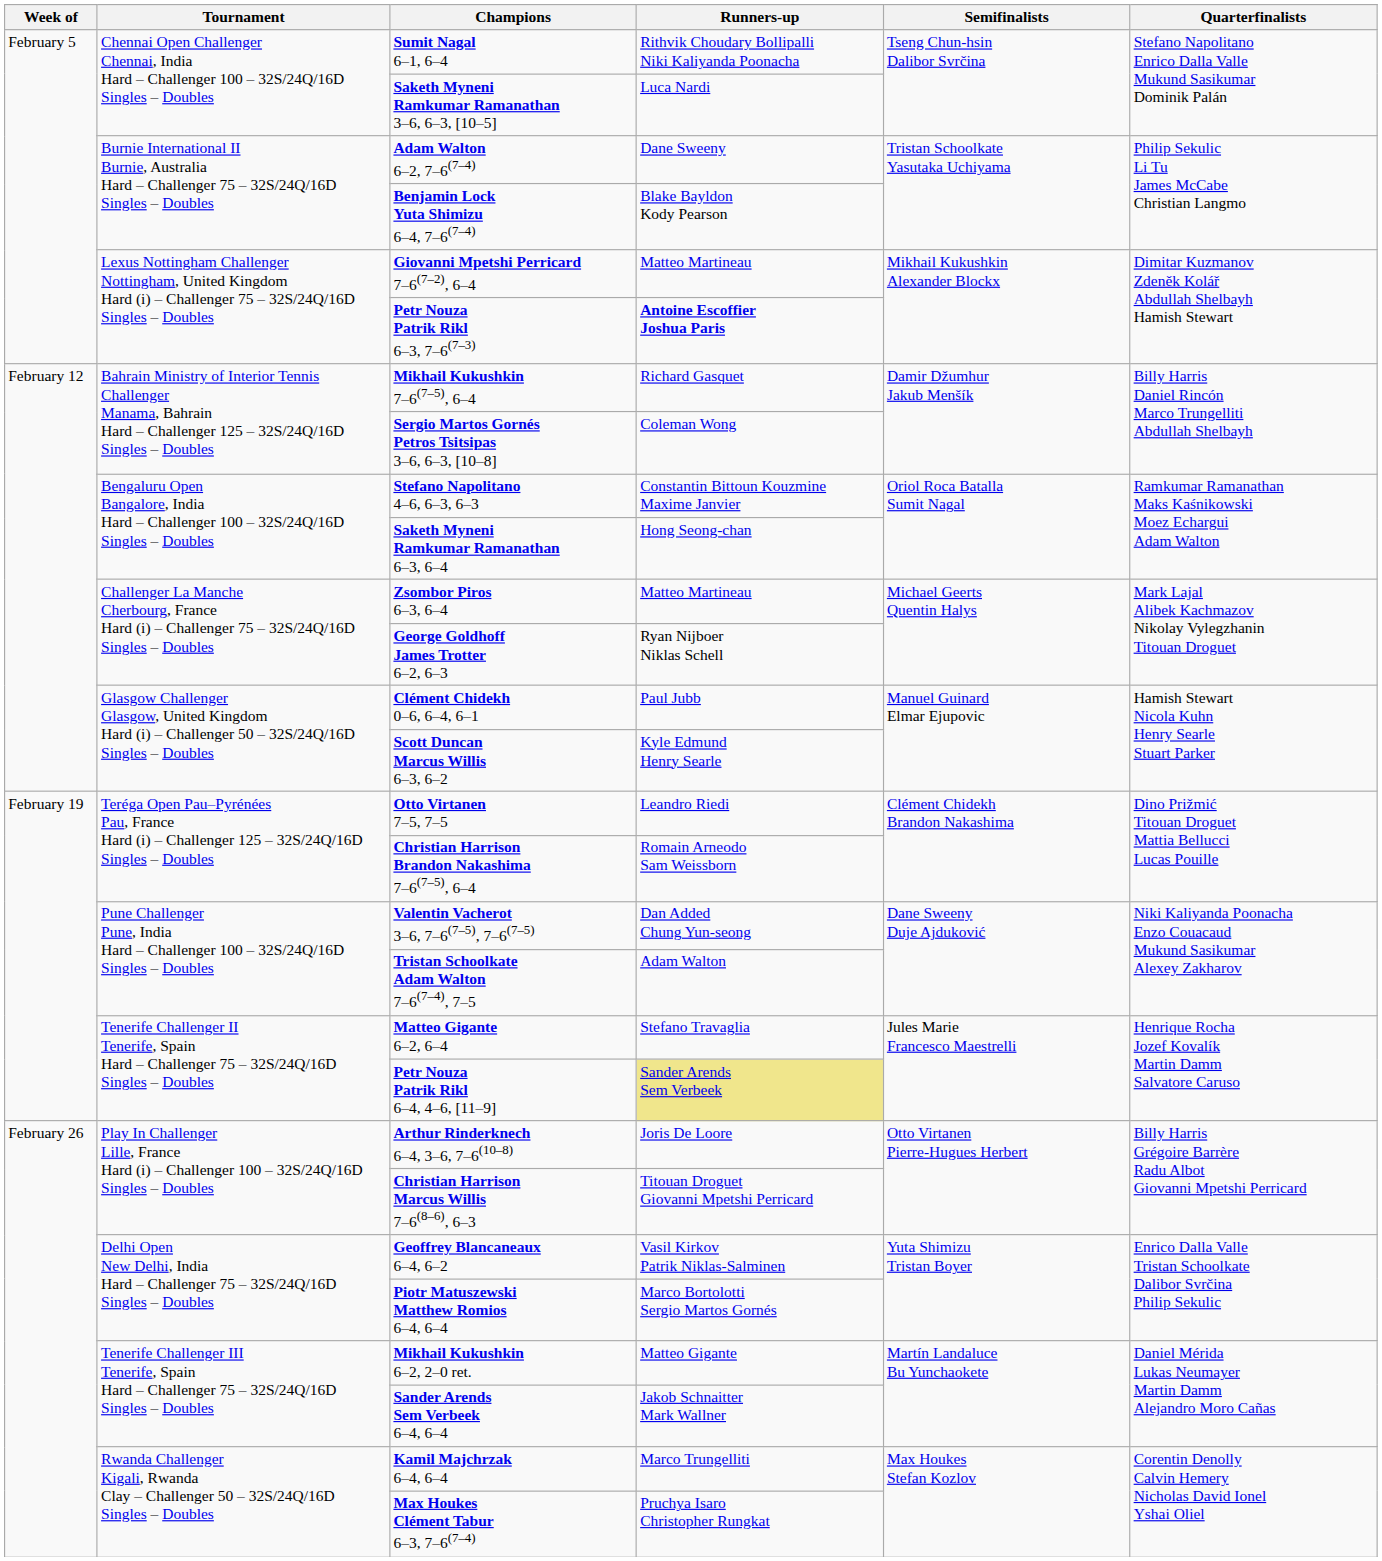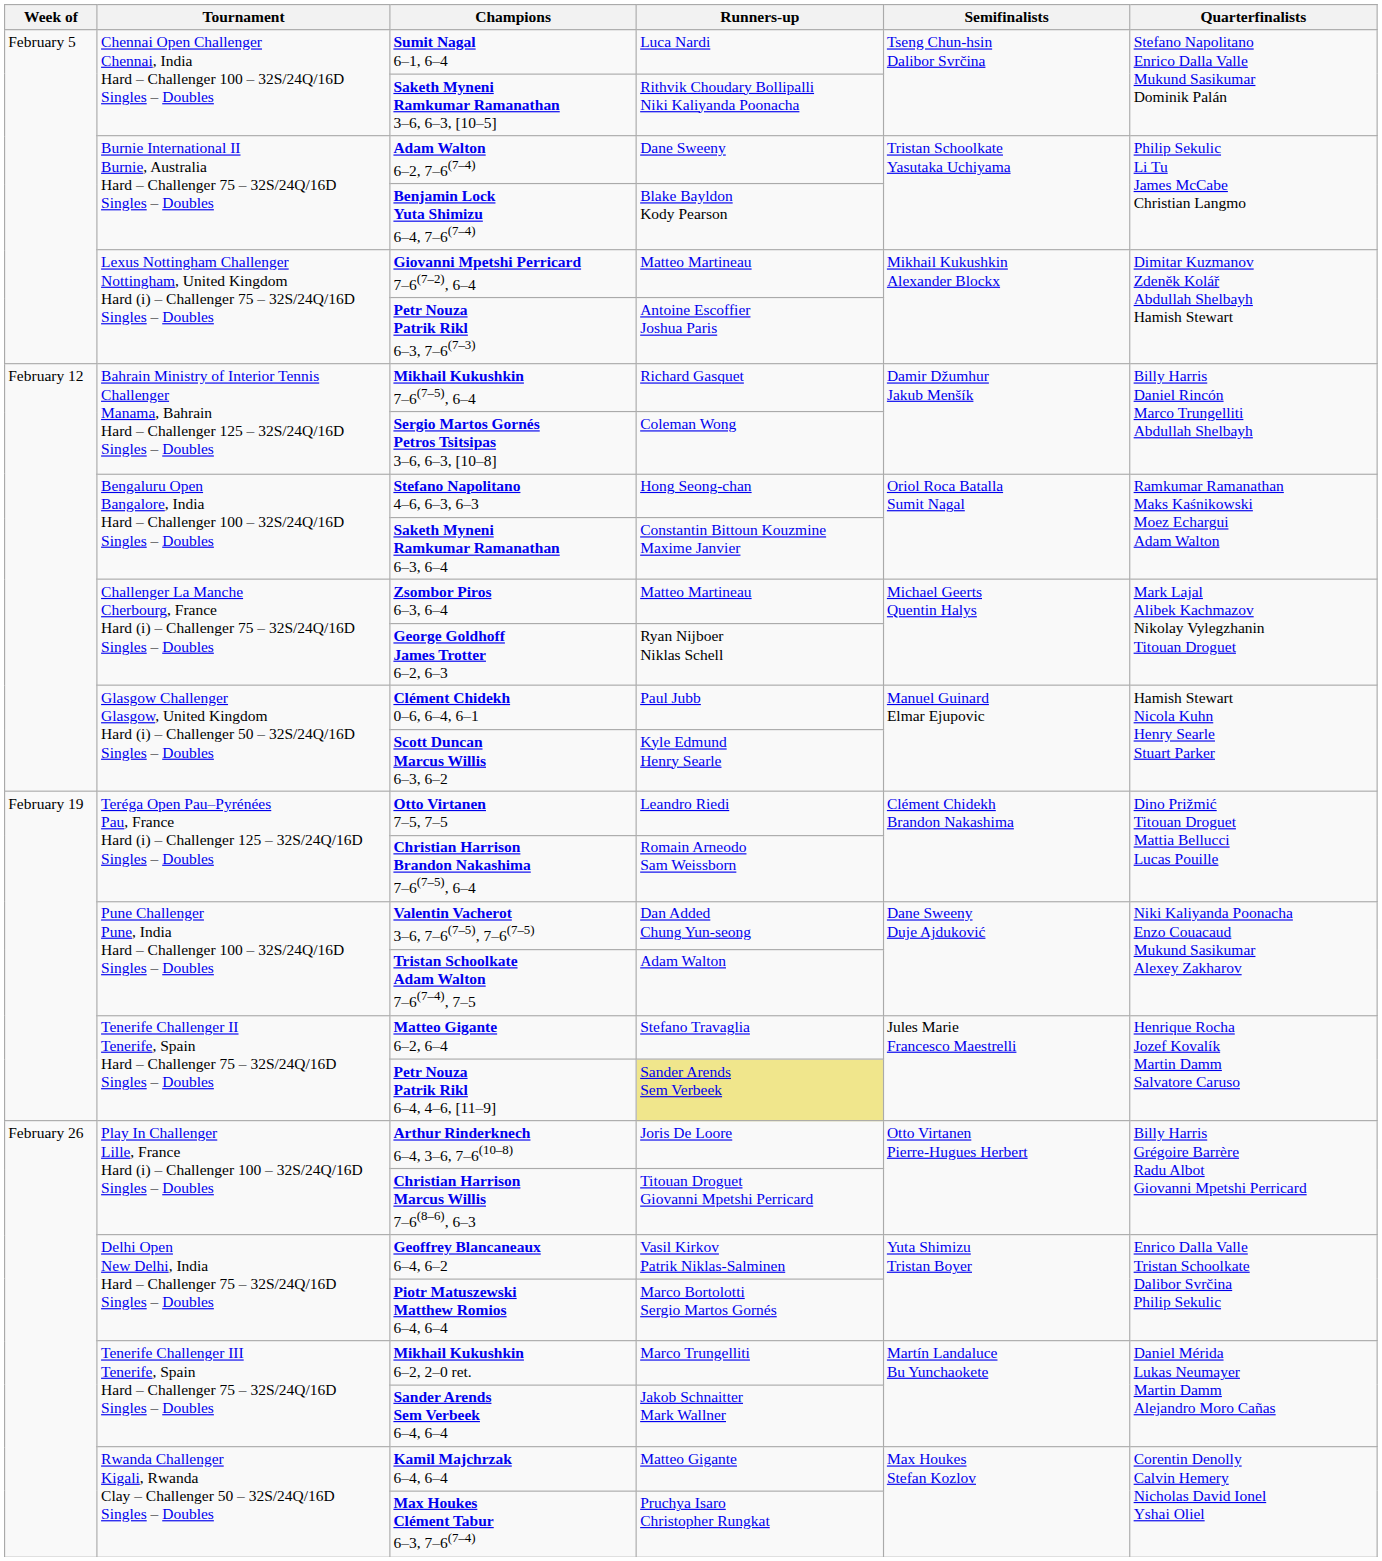(727, 51) Rithvik Choudary Bollipalli Niki Kaliyanda Poonacha -> (675, 42) Luca Nardi
(675, 86) Luca Nardi -> (727, 95) Rithvik Choudary Bollipalli Niki Kaliyanda Poonacha
(698, 319) bold -> (695, 319) normal
(733, 495) Constantin Bittoun Kouzmine Maxime Janvier -> (696, 486) Hong Seong-chan
(696, 529) Hong Seong-chan -> (733, 539) Constantin Bittoun Kouzmine Maxime Janvier
(689, 1353) Matteo Gigante -> (695, 1353) Marco Trungelliti
(695, 1459) Marco Trungelliti -> (689, 1459) Matteo Gigante
